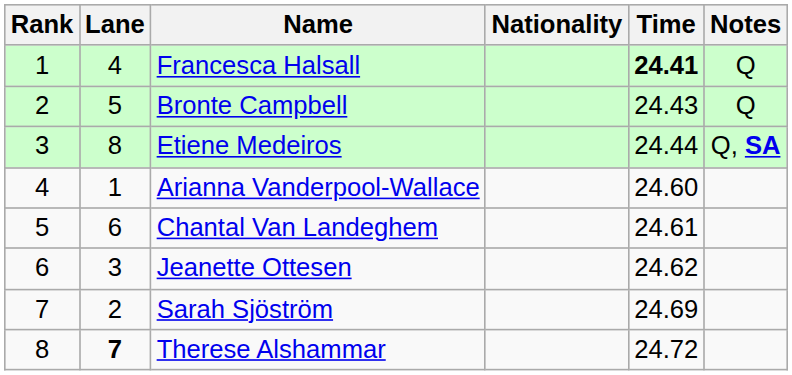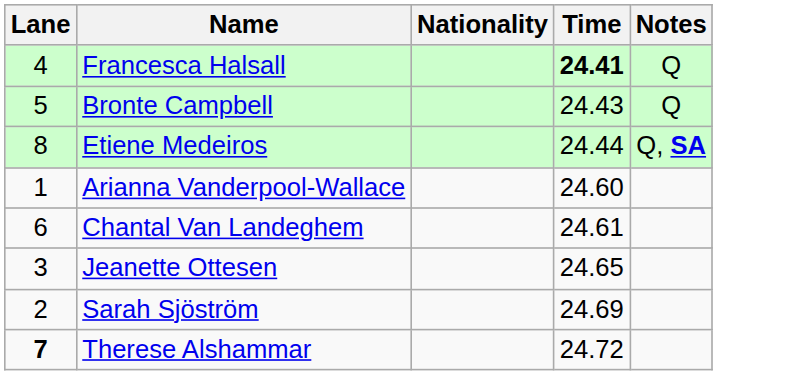- column: (42, 24)
(666, 268) 24.62 -> (592, 268) 24.65
